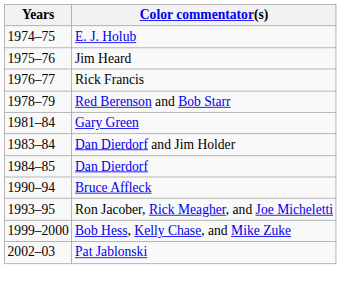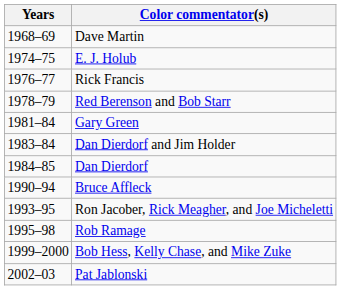+ row: (110, 36)
- row: (103, 58)
+ row: (110, 230)
